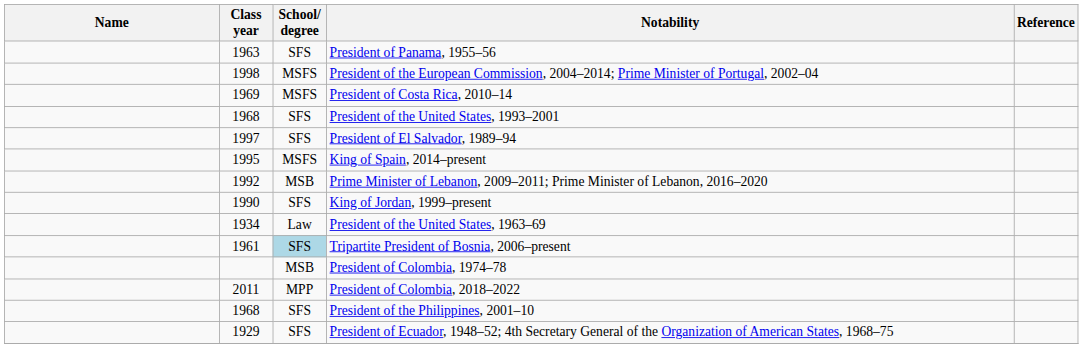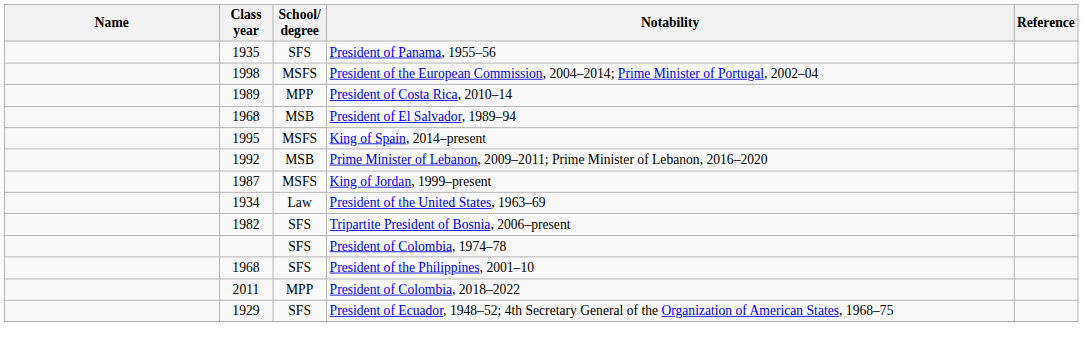(246, 52) 1963 -> (246, 52) 1935
(246, 95) 1969 -> (246, 95) 1989
(300, 95) MSFS -> (300, 95) MPP
- row: (444, 116)
(246, 138) 1997 -> (246, 116) 1968
(300, 138) SFS -> (300, 116) MSB
(246, 203) 1990 -> (246, 181) 1987
(300, 203) SFS -> (300, 181) MSFS
(246, 246) 1961 -> (246, 224) 1982
(300, 246) lightblue background -> (300, 224) no background
(300, 267) MSB -> (300, 246) SFS
rows swapped: (432, 310) <-> (425, 289)
